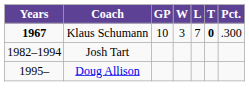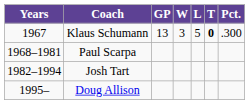(34, 33) bold -> (34, 33) normal
(162, 33) 10 -> (162, 33) 13
(198, 33) 7 -> (198, 33) 5
+ row: (107, 52)
